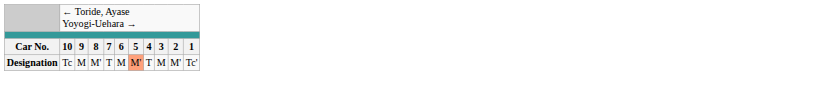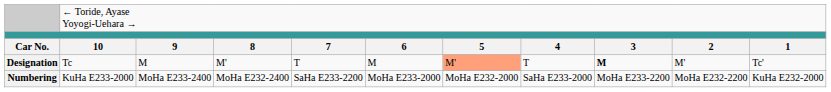(161, 62) normal -> (602, 62) bold
+ row: (32, 78)
